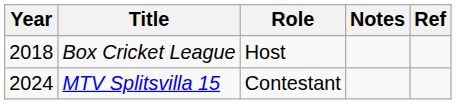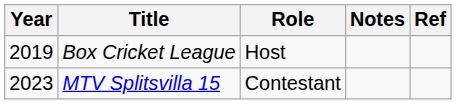(31, 51) 2018 -> (31, 51) 2019
(31, 83) 2024 -> (31, 83) 2023
